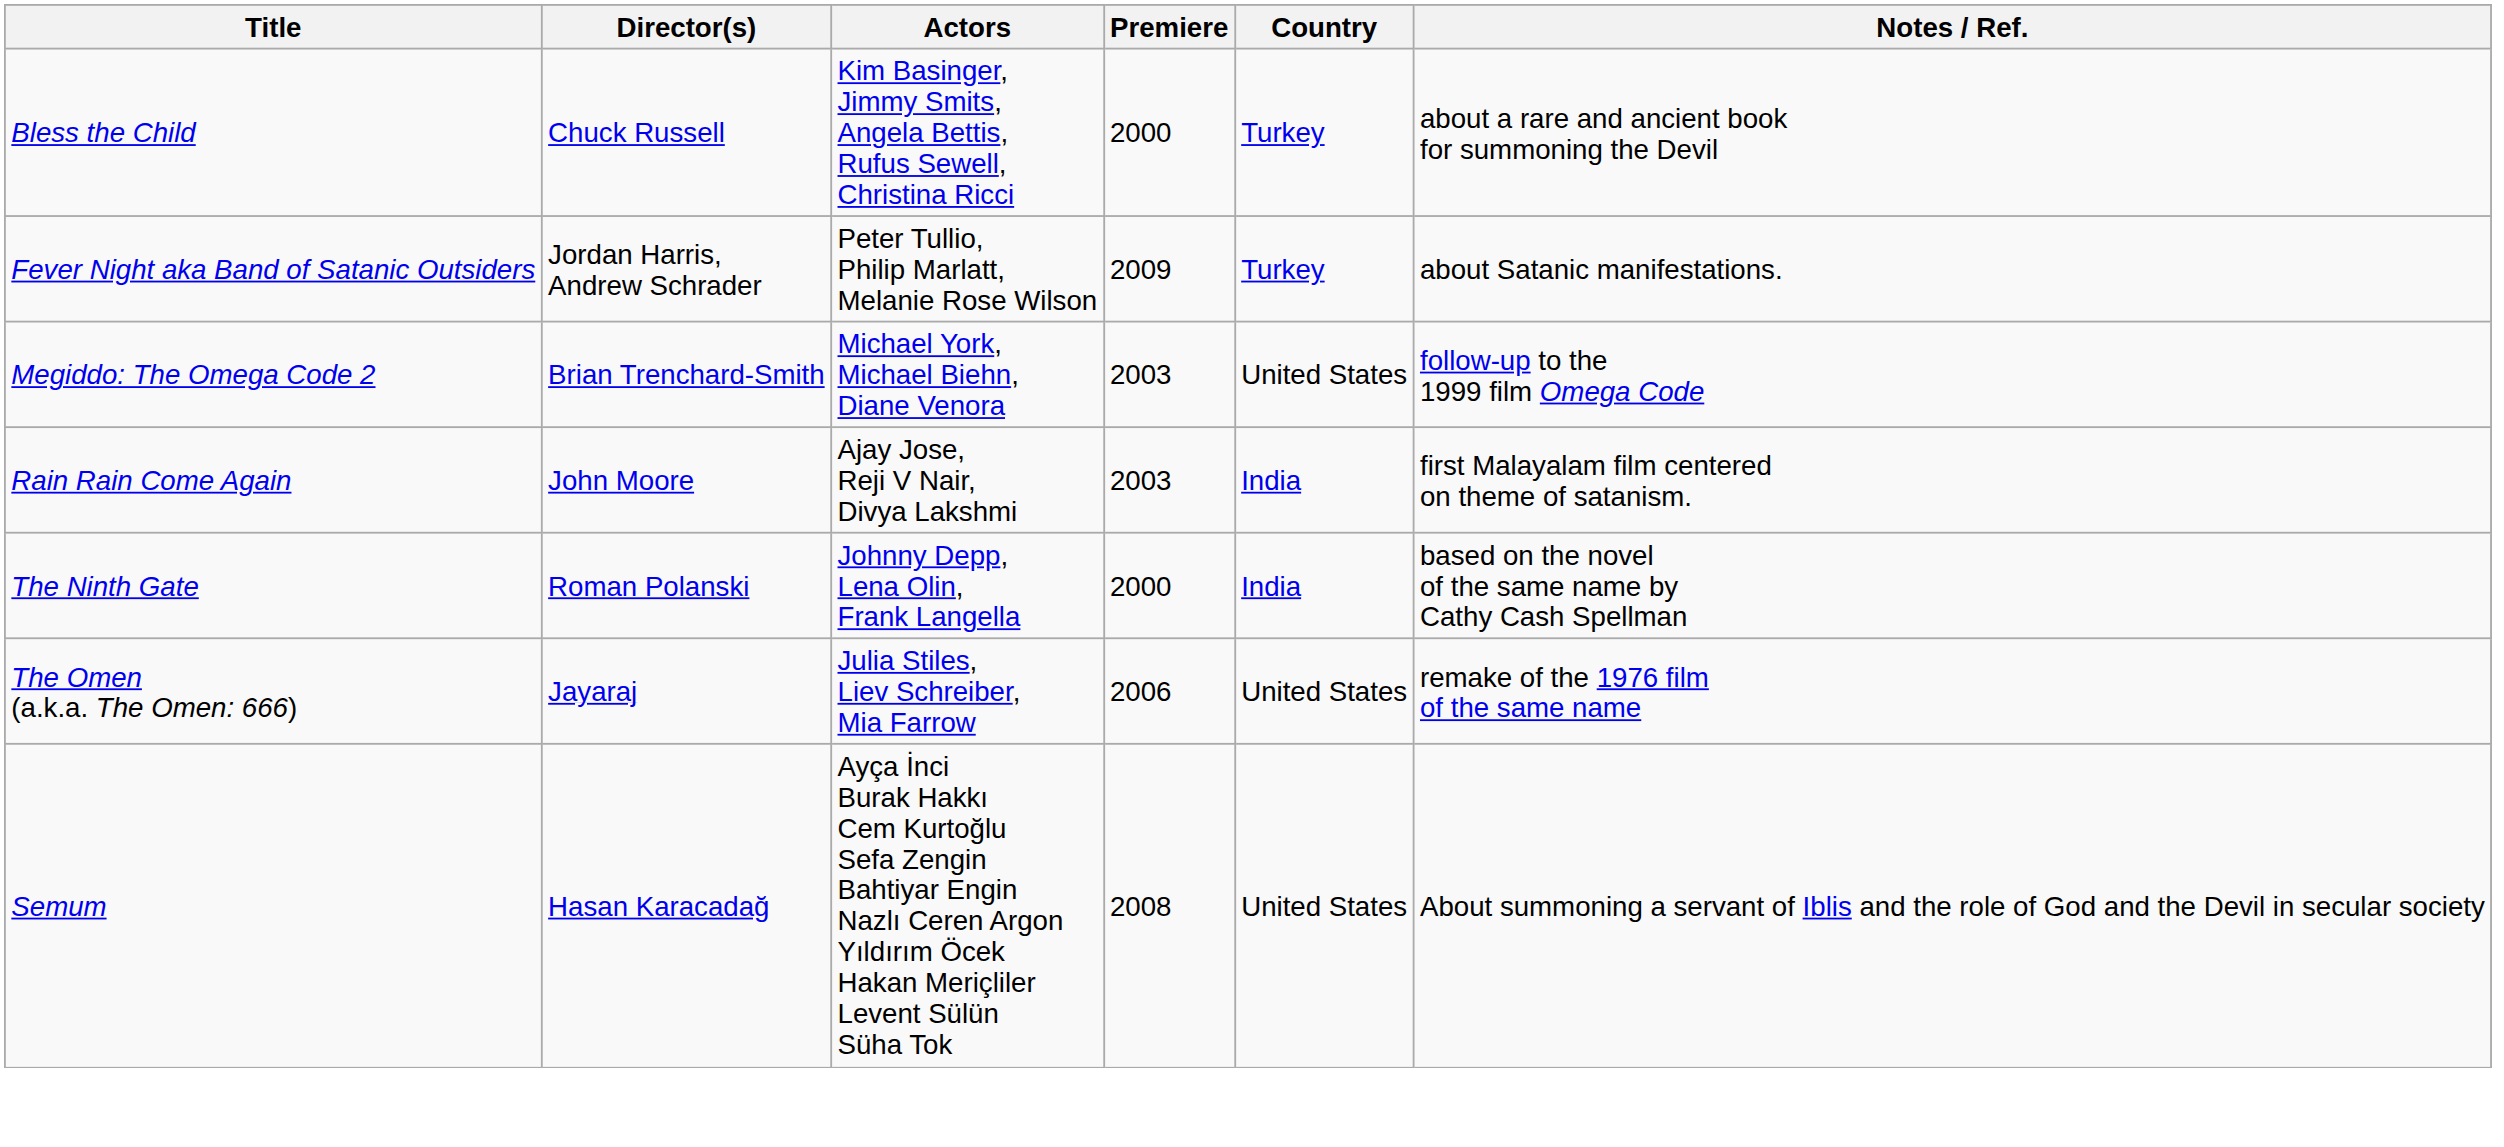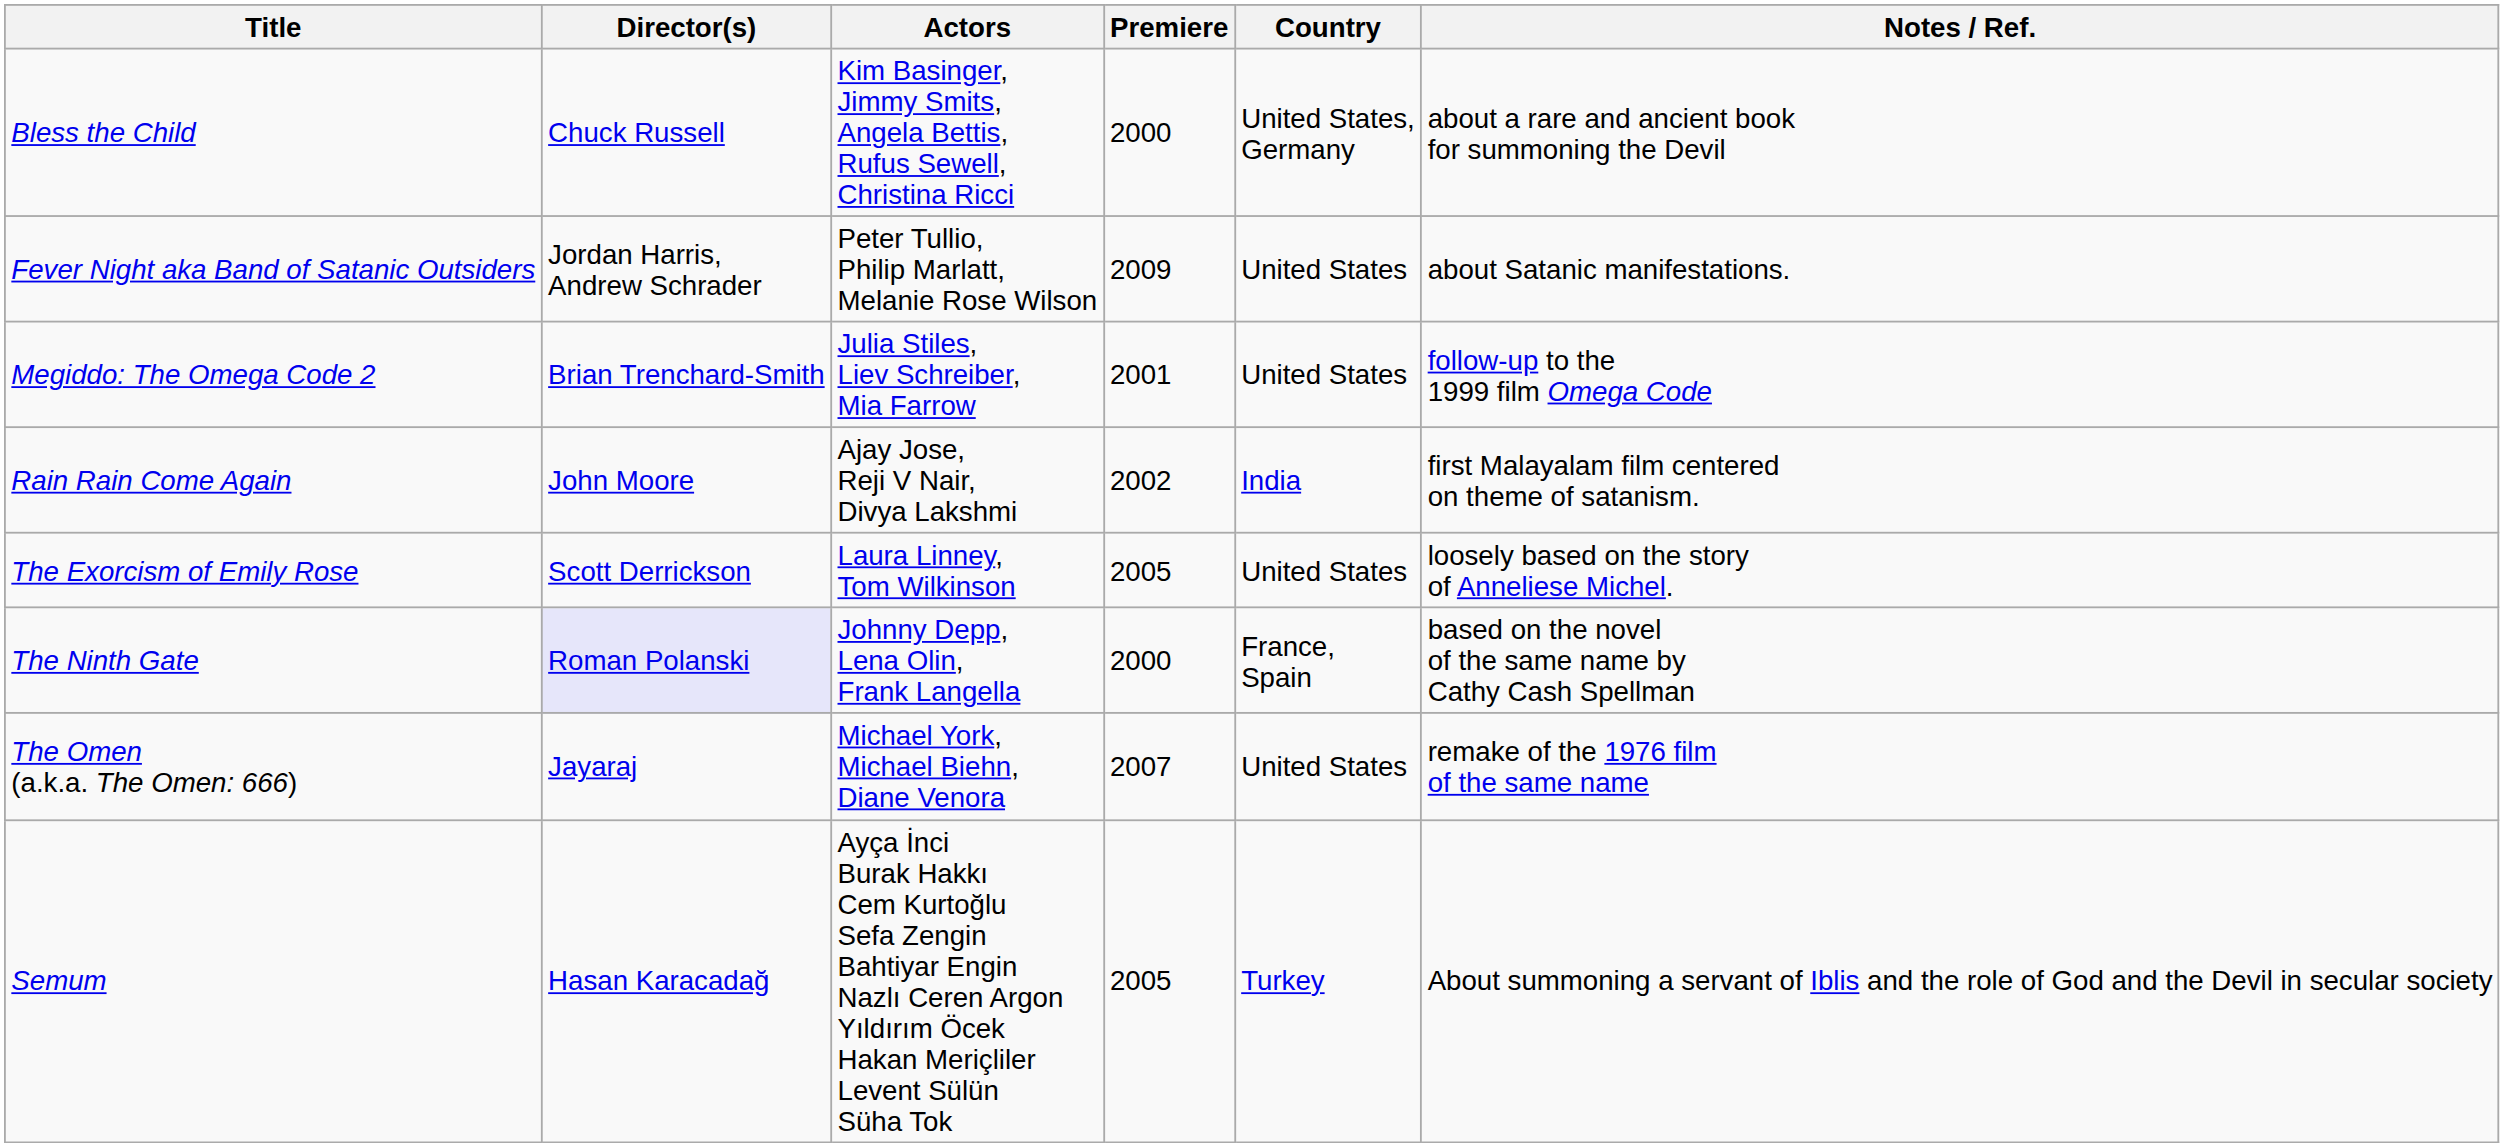(1283, 133) Turkey -> (1328, 133) United States, Germany
(1283, 269) Turkey -> (1324, 269) United States
(928, 375) Michael York, Michael Biehn, Diane Venora -> (929, 375) Julia Stiles, Liev Schreiber, Mia Farrow
(1141, 375) 2003 -> (1141, 375) 2001
(1141, 481) 2003 -> (1141, 481) 2002
+ row: (185, 571)
(649, 586) no background -> (649, 661) lavender background
(1271, 586) India -> (1288, 661) France, Spain
(929, 692) Julia Stiles, Liev Schreiber, Mia Farrow -> (928, 767) Michael York, Michael Biehn, Diane Venora
(1141, 692) 2006 -> (1141, 767) 2007
(1141, 906) 2008 -> (1141, 981) 2005
(1324, 906) United States -> (1283, 981) Turkey
